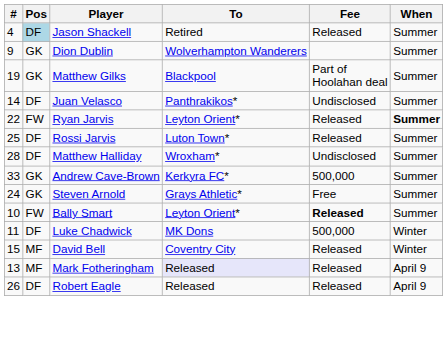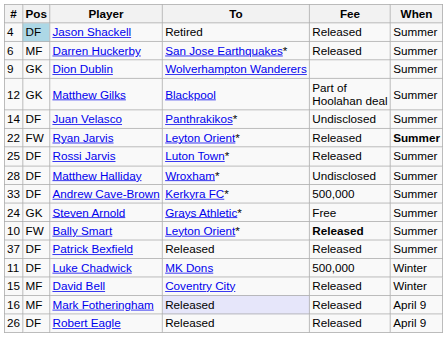+ row: (97, 51)
(14, 76) 19 -> (14, 94) 12
(34, 175) GK -> (33, 194) DF
+ row: (93, 249)
(14, 268) 13 -> (14, 305) 16
